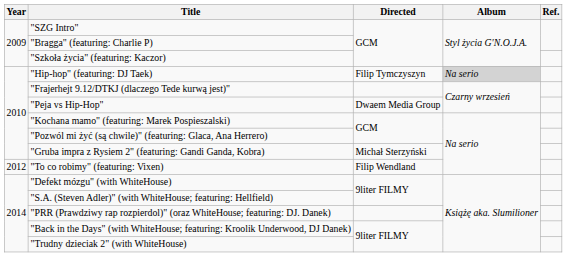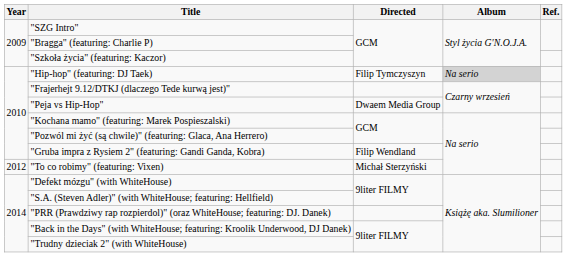(391, 151) Michał Sterzyński -> (385, 151) Filip Wendland
(385, 167) Filip Wendland -> (391, 167) Michał Sterzyński
